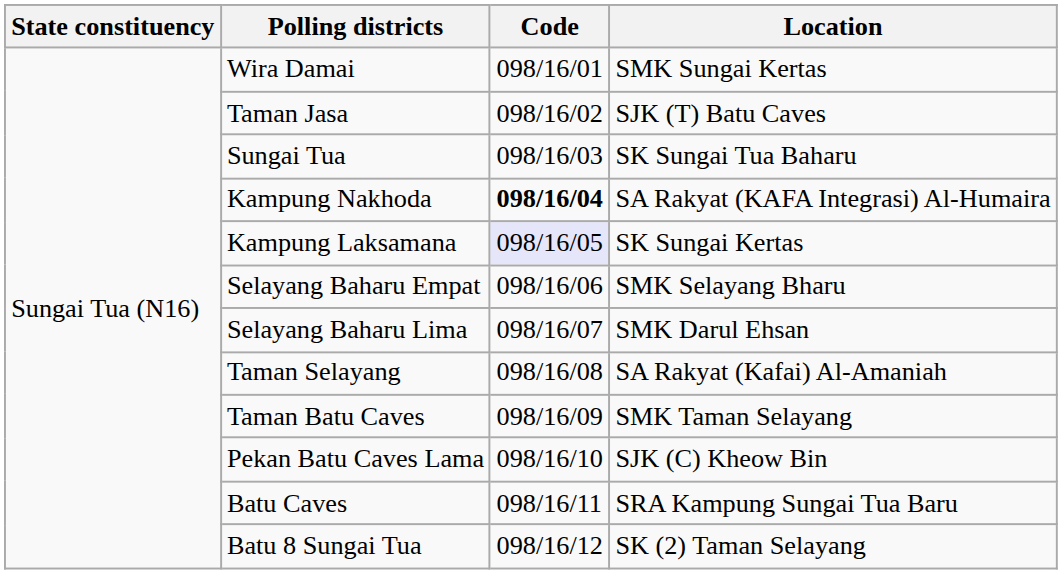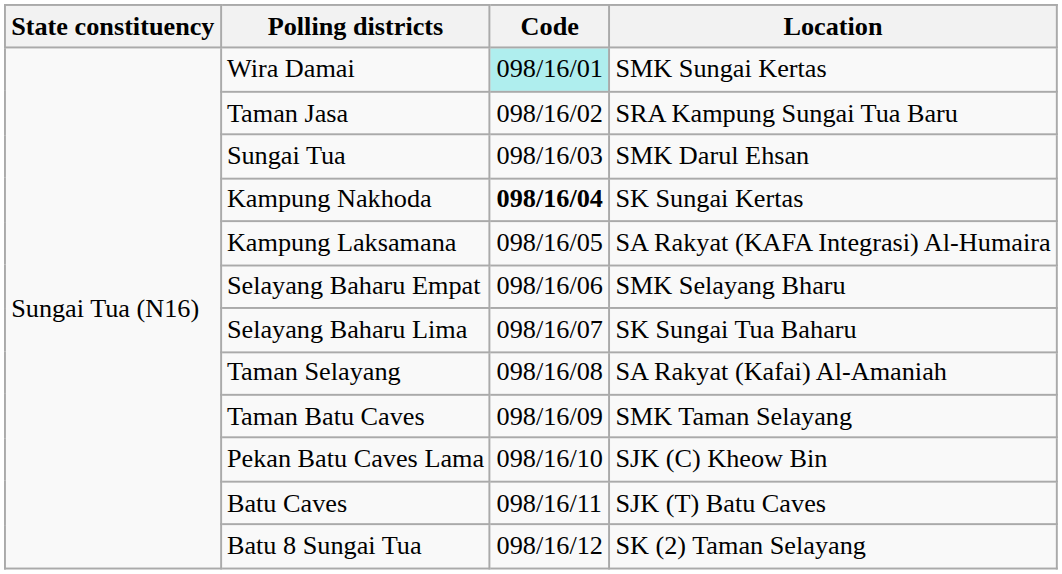(550, 69) no background -> (550, 69) paleturquoise background
(721, 112) SJK (T) Batu Caves -> (787, 112) SRA Kampung Sungai Tua Baru
(736, 155) SK Sungai Tua Baharu -> (712, 155) SMK Darul Ehsan
(833, 198) SA Rakyat (KAFA Integrasi) Al-Humaira -> (709, 198) SK Sungai Kertas
(550, 242) lavender background -> (550, 242) no background
(709, 242) SK Sungai Kertas -> (833, 242) SA Rakyat (KAFA Integrasi) Al-Humaira
(712, 328) SMK Darul Ehsan -> (736, 328) SK Sungai Tua Baharu
(787, 502) SRA Kampung Sungai Tua Baru -> (721, 502) SJK (T) Batu Caves
